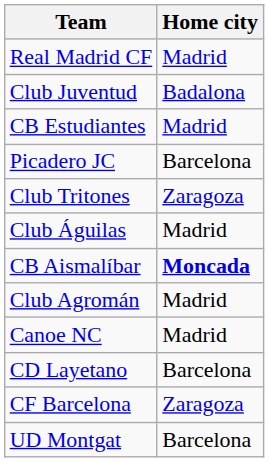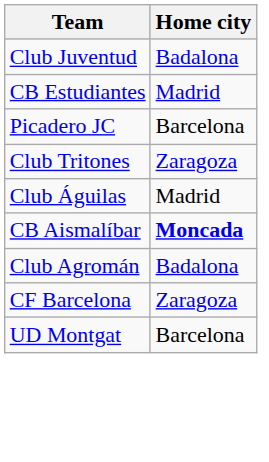- row: (81, 56)
(195, 299) Madrid -> (197, 265) Badalona
- row: (56, 334)
- row: (68, 369)
